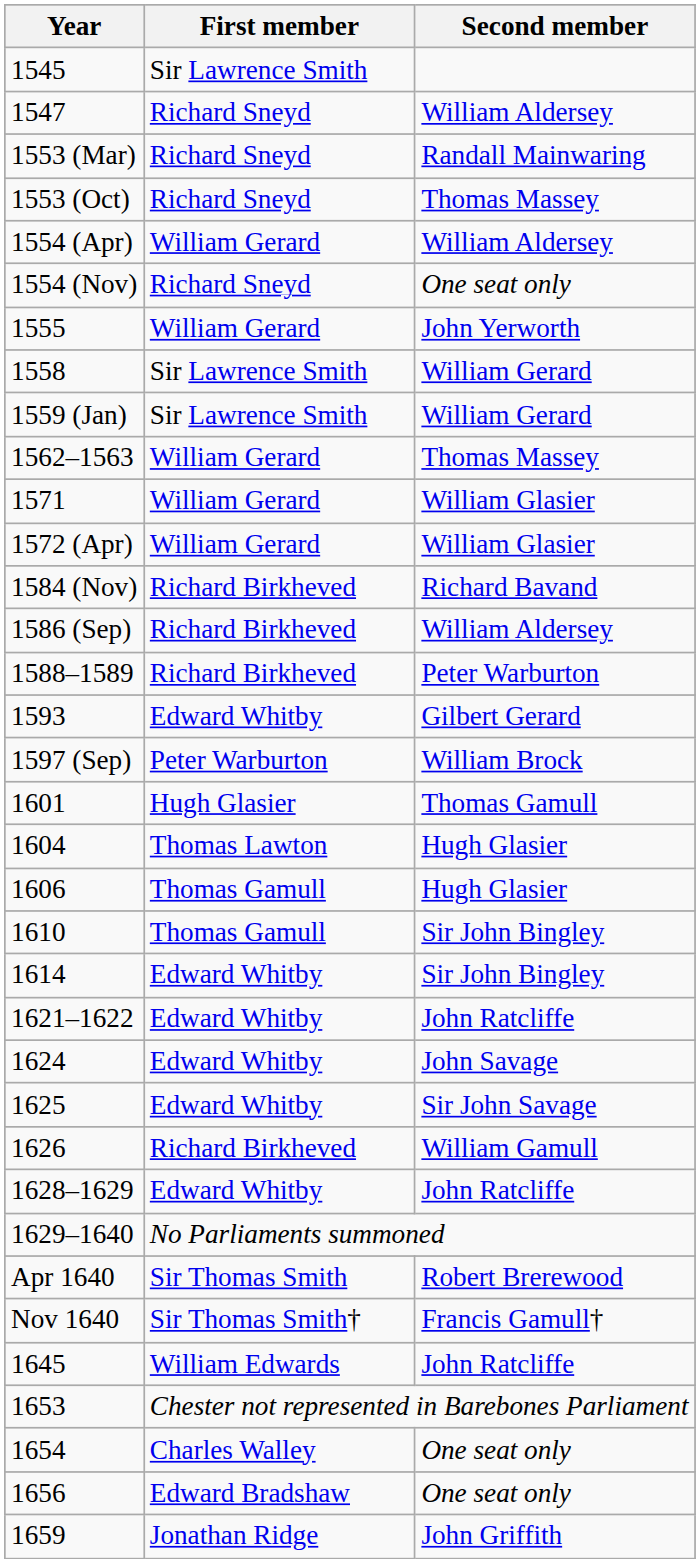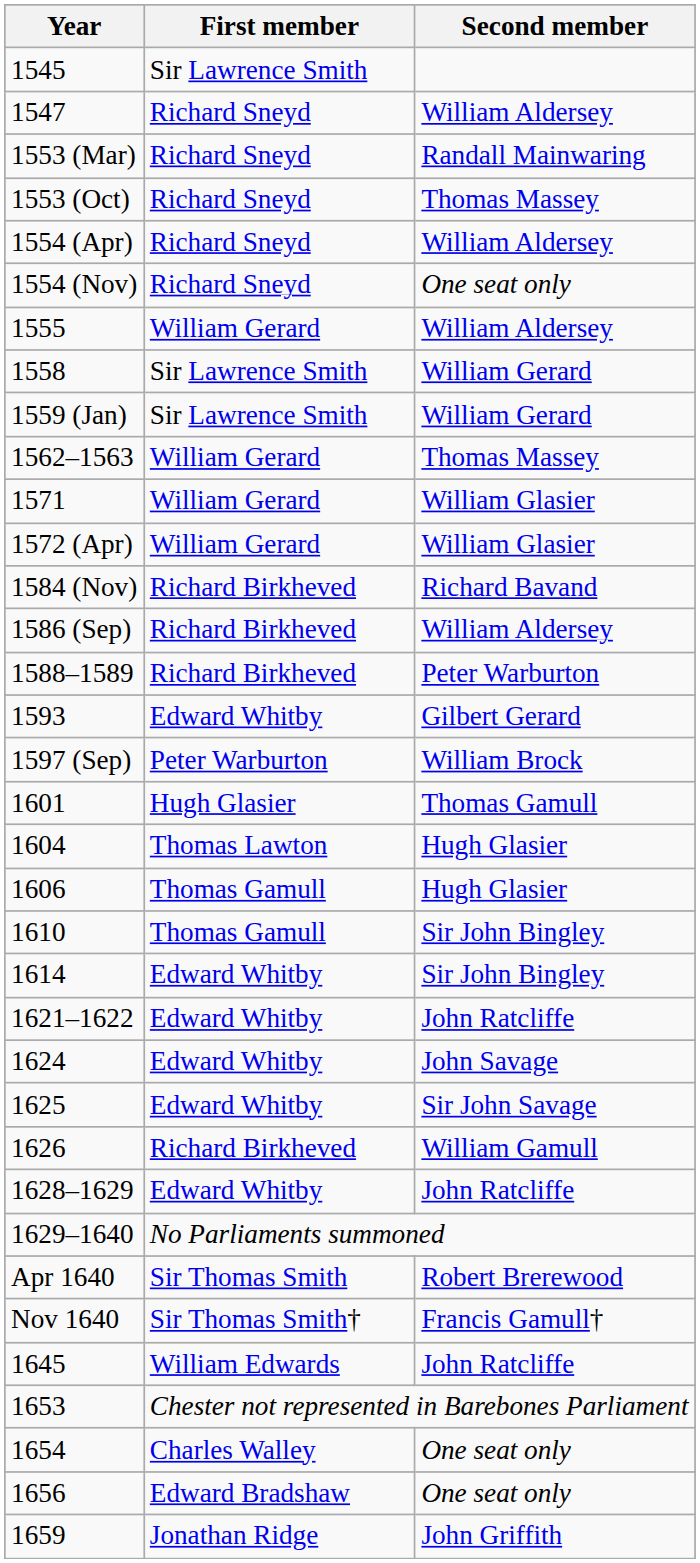(235, 241) William Gerard -> (230, 241) Richard Sneyd
(501, 328) John Yerworth -> (517, 328) William Aldersey
